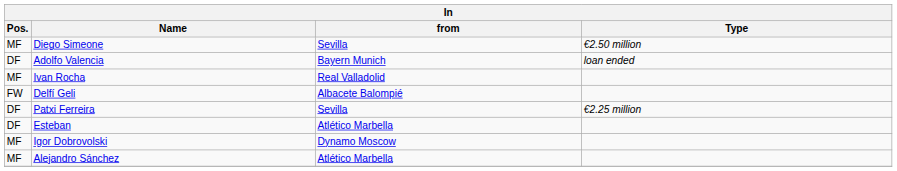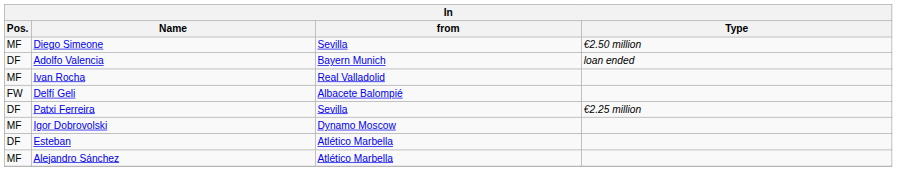rows swapped: (52, 126) <-> (70, 142)
